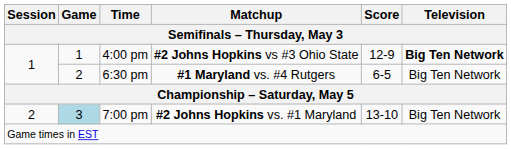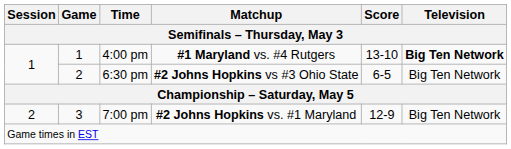(256, 55) #2 Johns Hopkins vs #3 Ohio State -> (256, 55) #1 Maryland vs. #4 Rutgers
(382, 55) 12-9 -> (382, 55) 13-10
(256, 75) #1 Maryland vs. #4 Rutgers -> (256, 75) #2 Johns Hopkins vs #3 Ohio State
(79, 114) lightblue background -> (79, 114) no background
(382, 114) 13-10 -> (382, 114) 12-9
